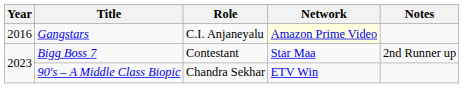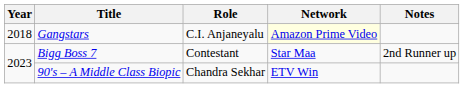(20, 33) 2016 -> (20, 33) 2018
